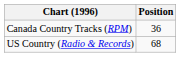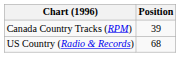(156, 28) 36 -> (156, 28) 39
